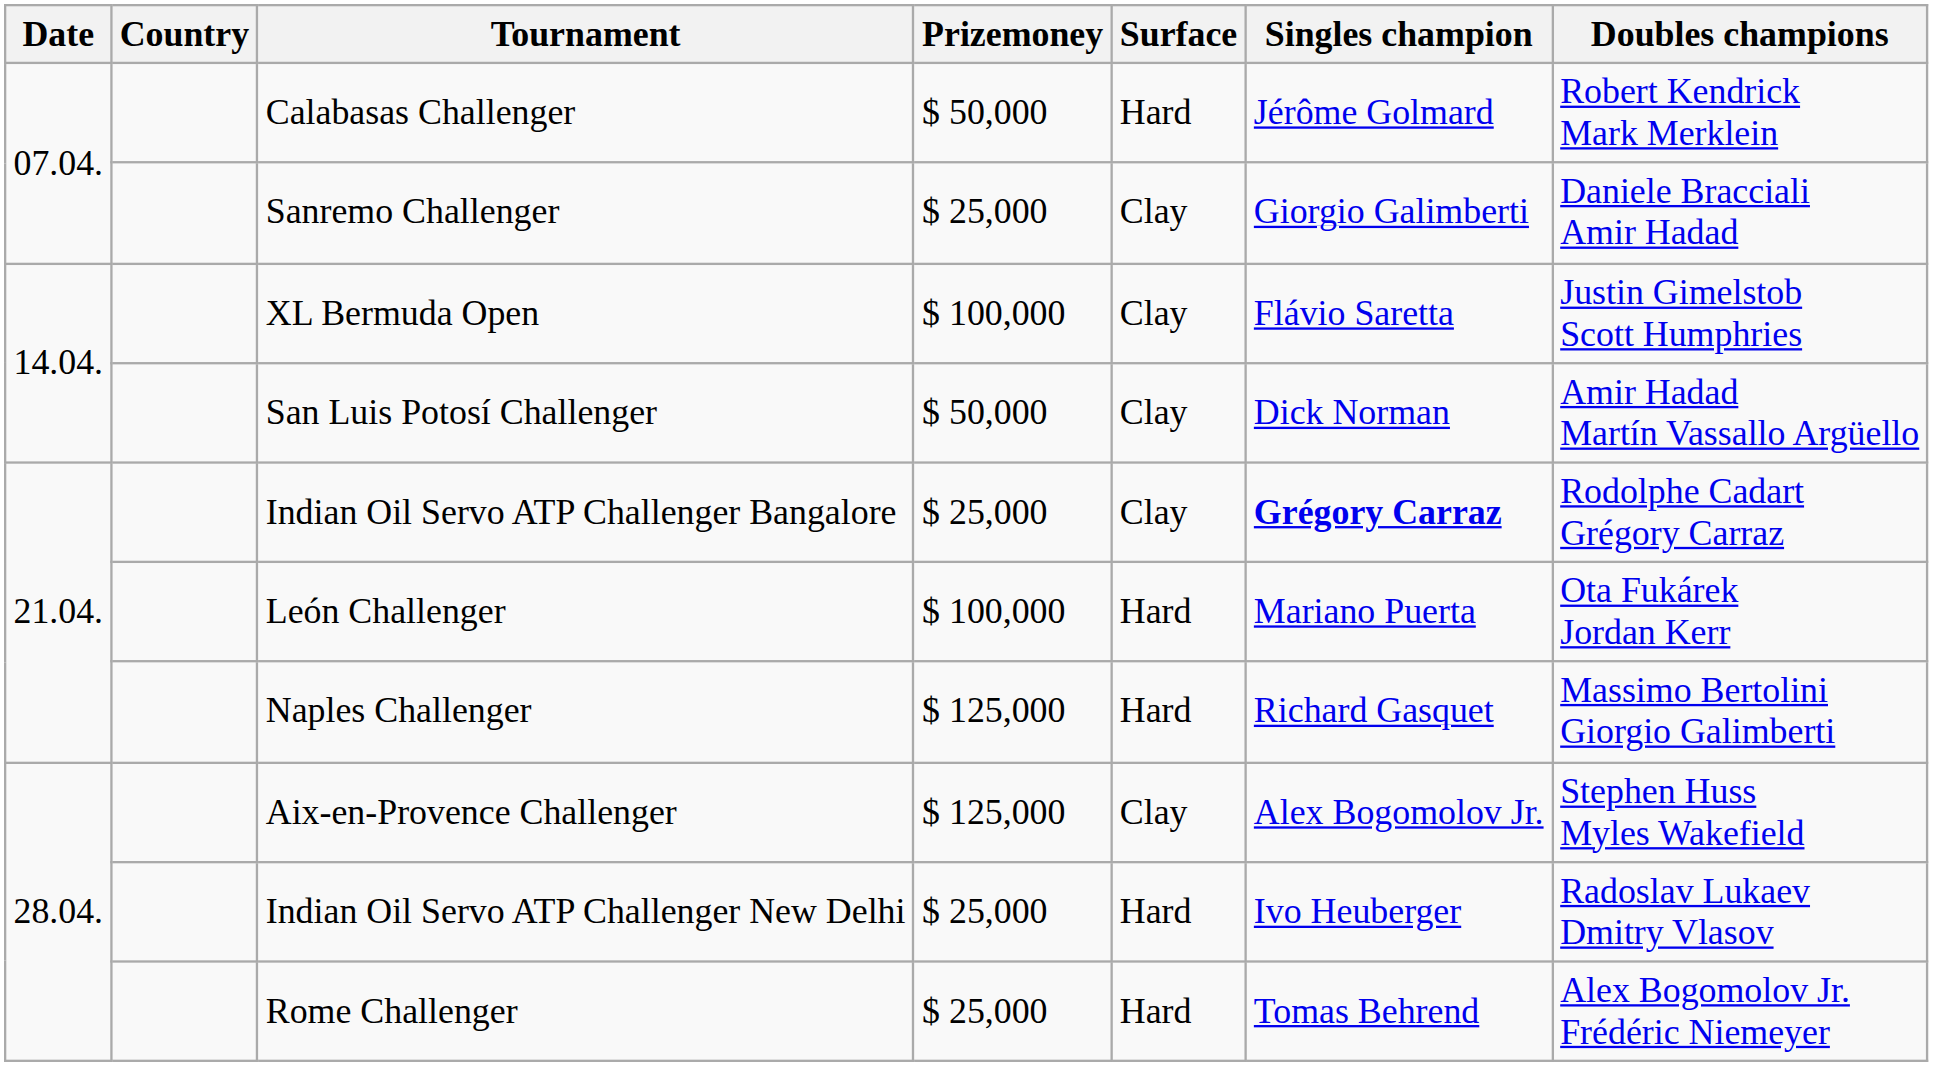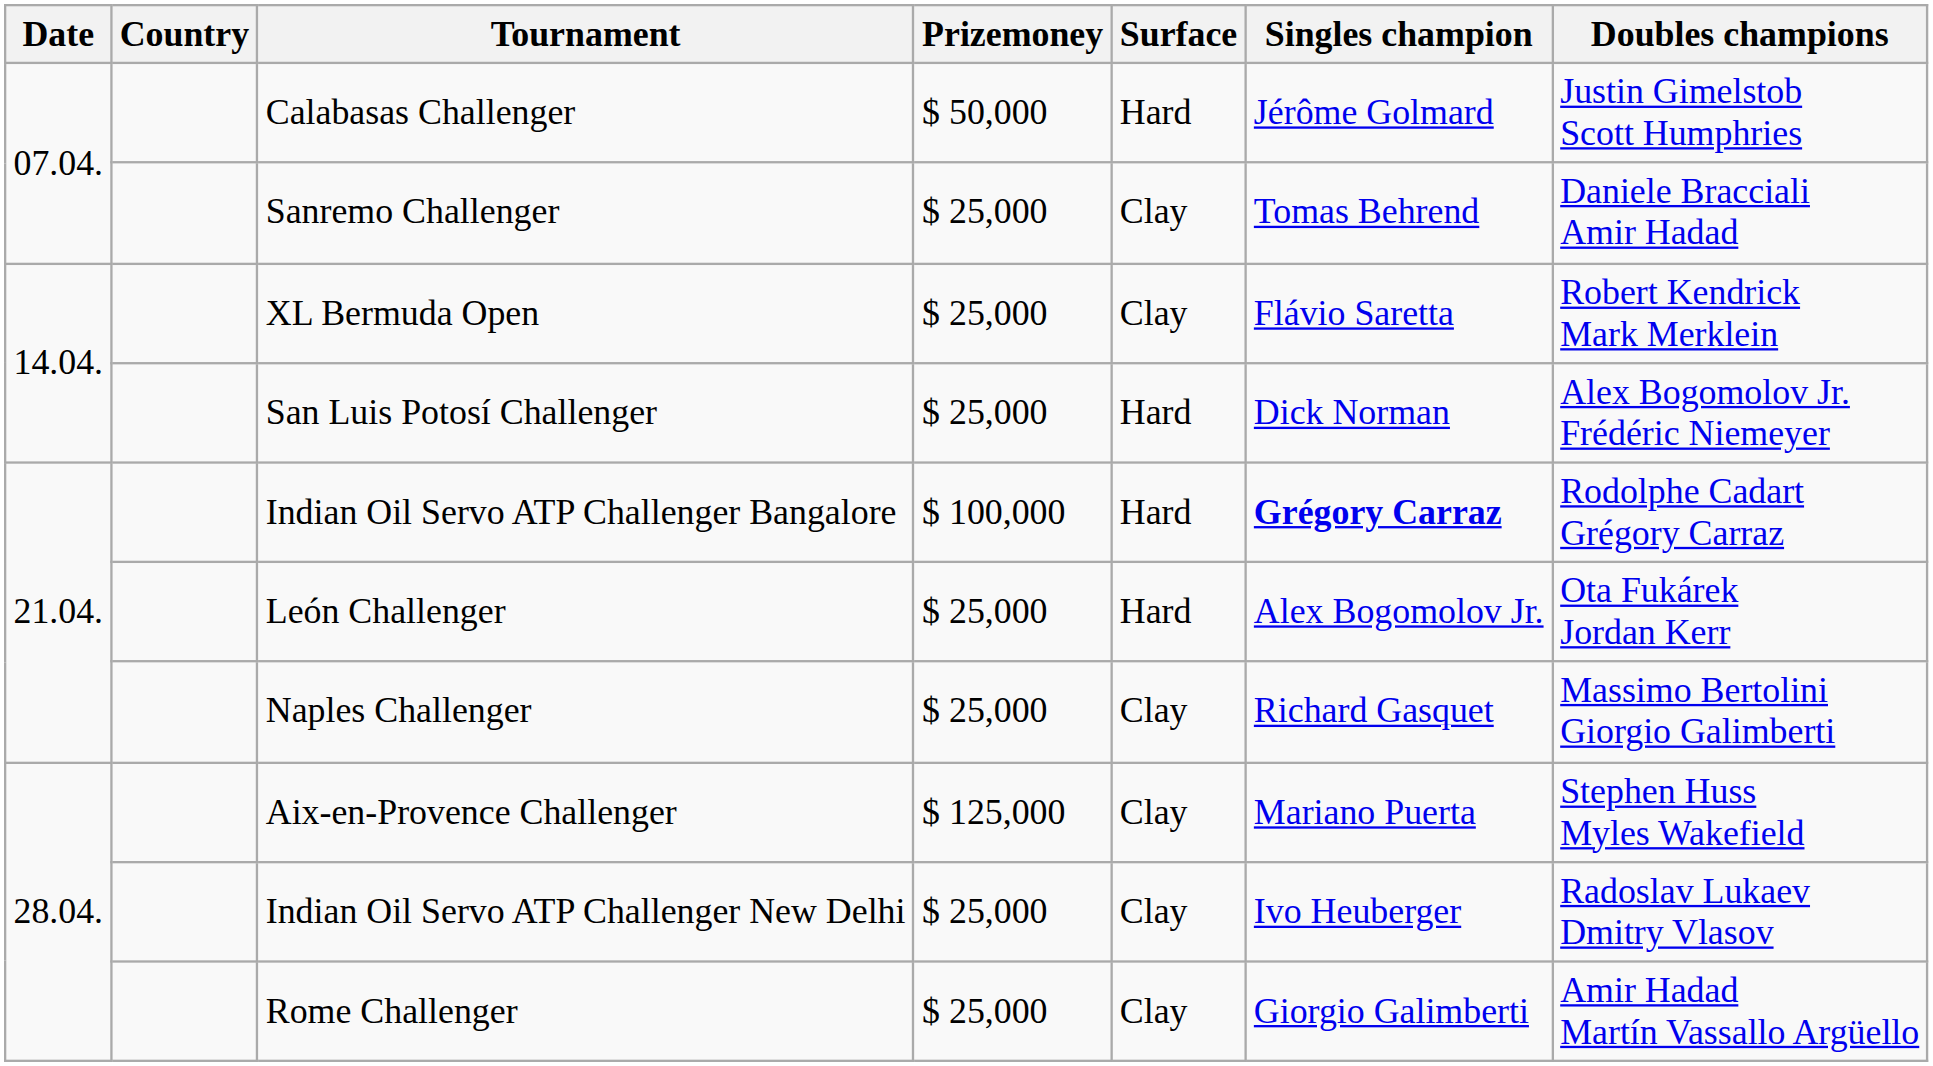(1680, 112) Robert Kendrick Mark Merklein -> (1681, 112) Justin Gimelstob Scott Humphries
(1391, 211) Giorgio Galimberti -> (1367, 211) Tomas Behrend
(994, 311) $ 100,000 -> (985, 311) $ 25,000
(1681, 311) Justin Gimelstob Scott Humphries -> (1680, 311) Robert Kendrick Mark Merklein
(985, 411) $ 50,000 -> (985, 411) $ 25,000
(1154, 411) Clay -> (1156, 411) Hard
(1740, 411) Amir Hadad Martín Vassallo Argüello -> (1705, 411) Alex Bogomolov Jr. Frédéric Niemeyer
(985, 511) $ 25,000 -> (994, 511) $ 100,000
(1154, 511) Clay -> (1156, 511) Hard
(994, 610) $ 100,000 -> (985, 610) $ 25,000
(1365, 610) Mariano Puerta -> (1399, 610) Alex Bogomolov Jr.
(994, 710) $ 125,000 -> (985, 710) $ 25,000
(1156, 710) Hard -> (1154, 710) Clay
(1399, 810) Alex Bogomolov Jr. -> (1365, 810) Mariano Puerta
(1156, 910) Hard -> (1154, 910) Clay
(1156, 1009) Hard -> (1154, 1009) Clay
(1367, 1009) Tomas Behrend -> (1391, 1009) Giorgio Galimberti
(1705, 1009) Alex Bogomolov Jr. Frédéric Niemeyer -> (1740, 1009) Amir Hadad Martín Vassallo Argüello
